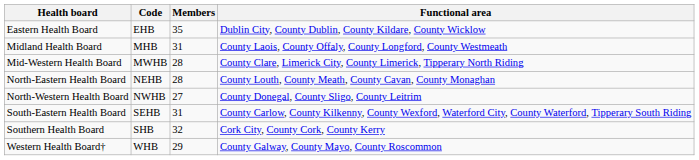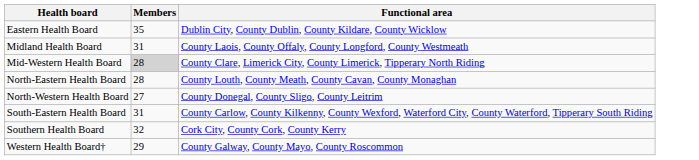- column: (150, 12)
(178, 63) no background -> (139, 63) lightgrey background
